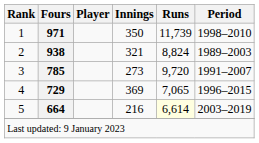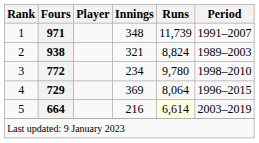(134, 33) 350 -> (134, 33) 348
(224, 33) 1998–2010 -> (224, 33) 1991–2007
(56, 71) 785 -> (56, 71) 772
(134, 71) 273 -> (134, 71) 234
(176, 71) 9,720 -> (176, 71) 9,780
(224, 71) 1991–2007 -> (224, 71) 1998–2010
(176, 90) 7,065 -> (176, 90) 8,064
